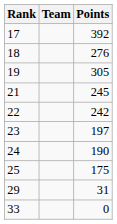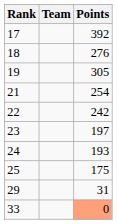(100, 92) 245 -> (100, 92) 254
(100, 151) 190 -> (100, 151) 193
(106, 209) no background -> (106, 209) lightsalmon background
